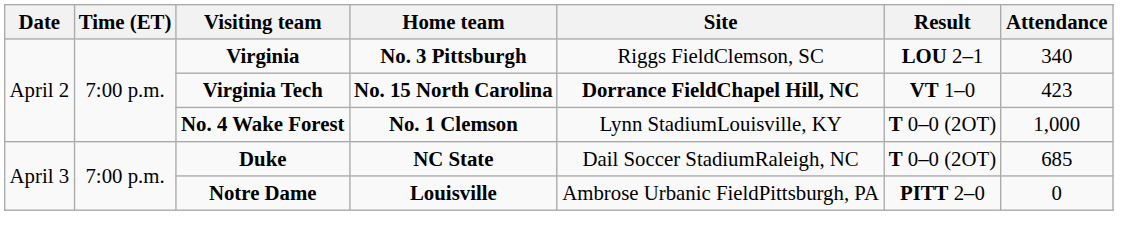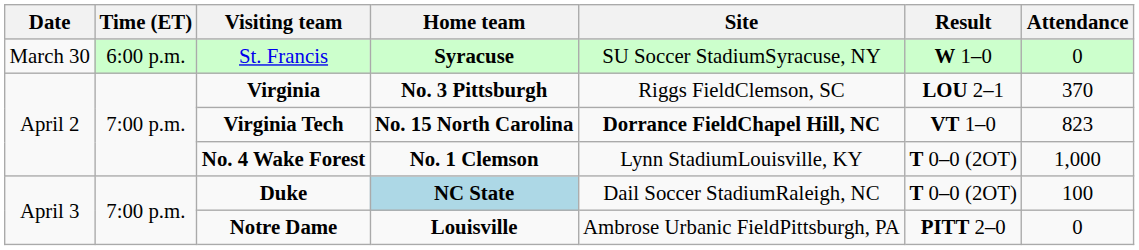+ row: (284, 56)
(1057, 56) 340 -> (1078, 90) 370
(1057, 90) 423 -> (1078, 124) 823
(453, 159) no background -> (474, 193) lightblue background
(1057, 159) 685 -> (1078, 193) 100
